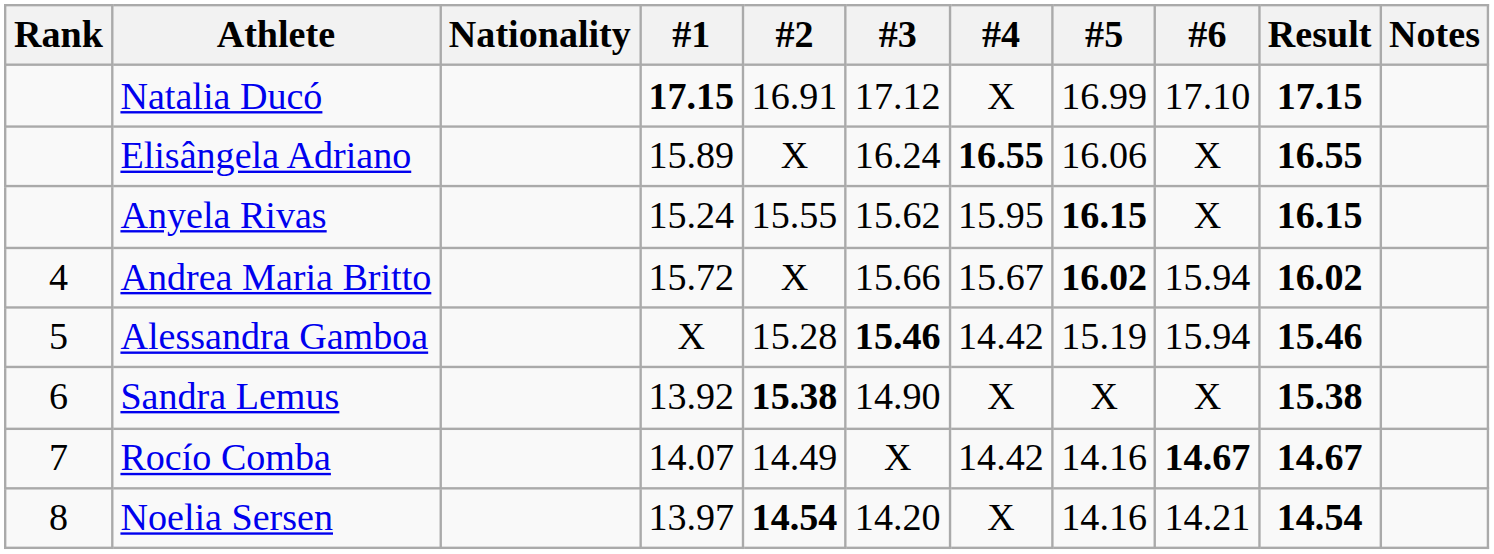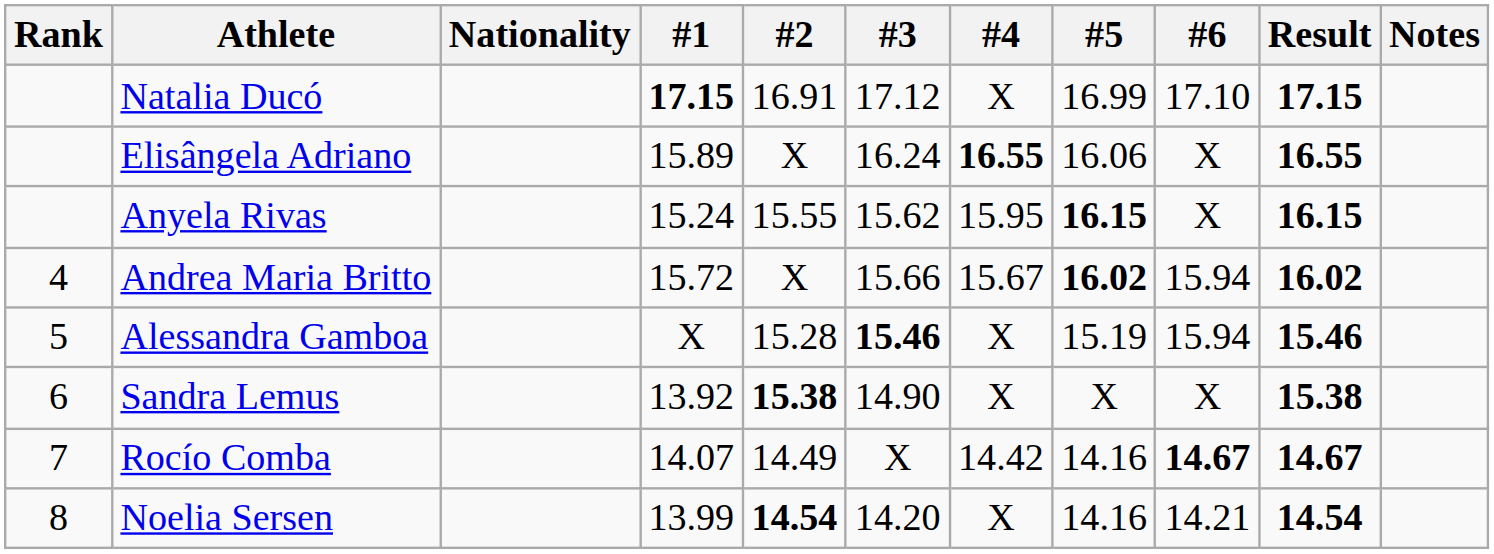(1001, 336) 14.42 -> (1001, 336) X
(691, 517) 13.97 -> (691, 517) 13.99
